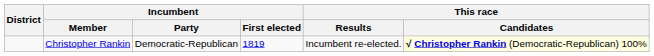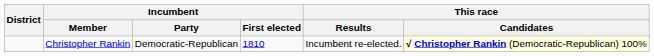(254, 43) 1819 -> (254, 43) 1810
